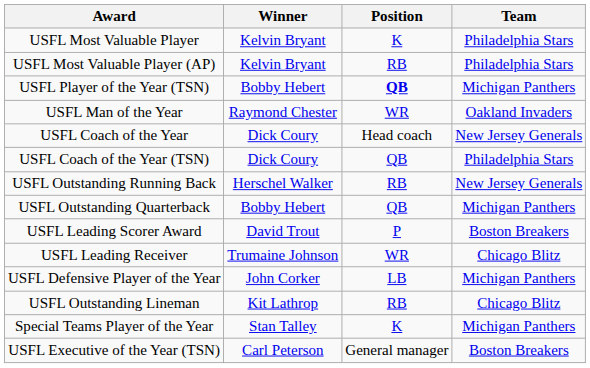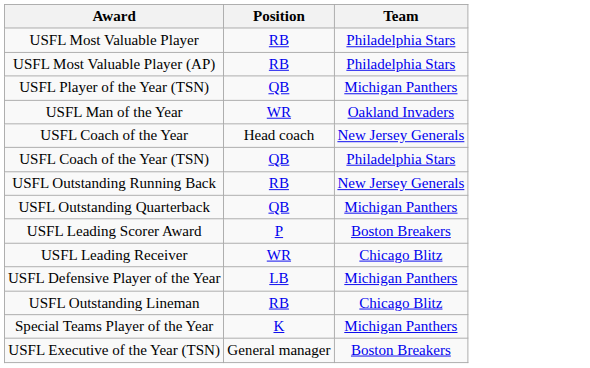- column: (283, 16)
(397, 40) K -> (279, 40) RB
(397, 87) bold -> (279, 87) normal
